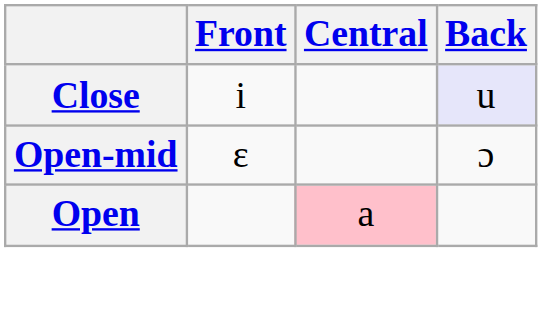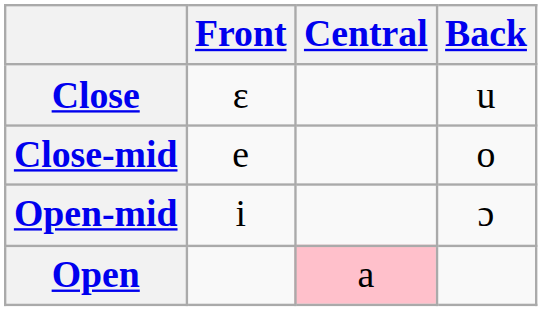(241, 94) i -> (241, 94) ɛ
(486, 94) lavender background -> (486, 94) no background
+ row: (96, 154)
(241, 154) ɛ -> (241, 214) i
